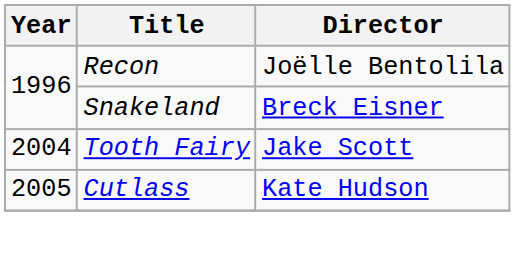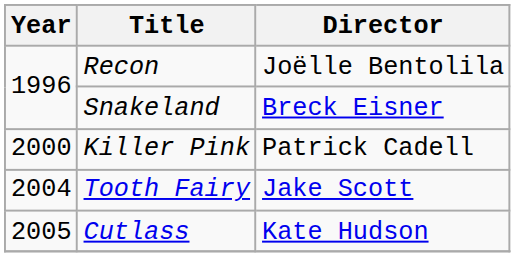+ row: (167, 149)
